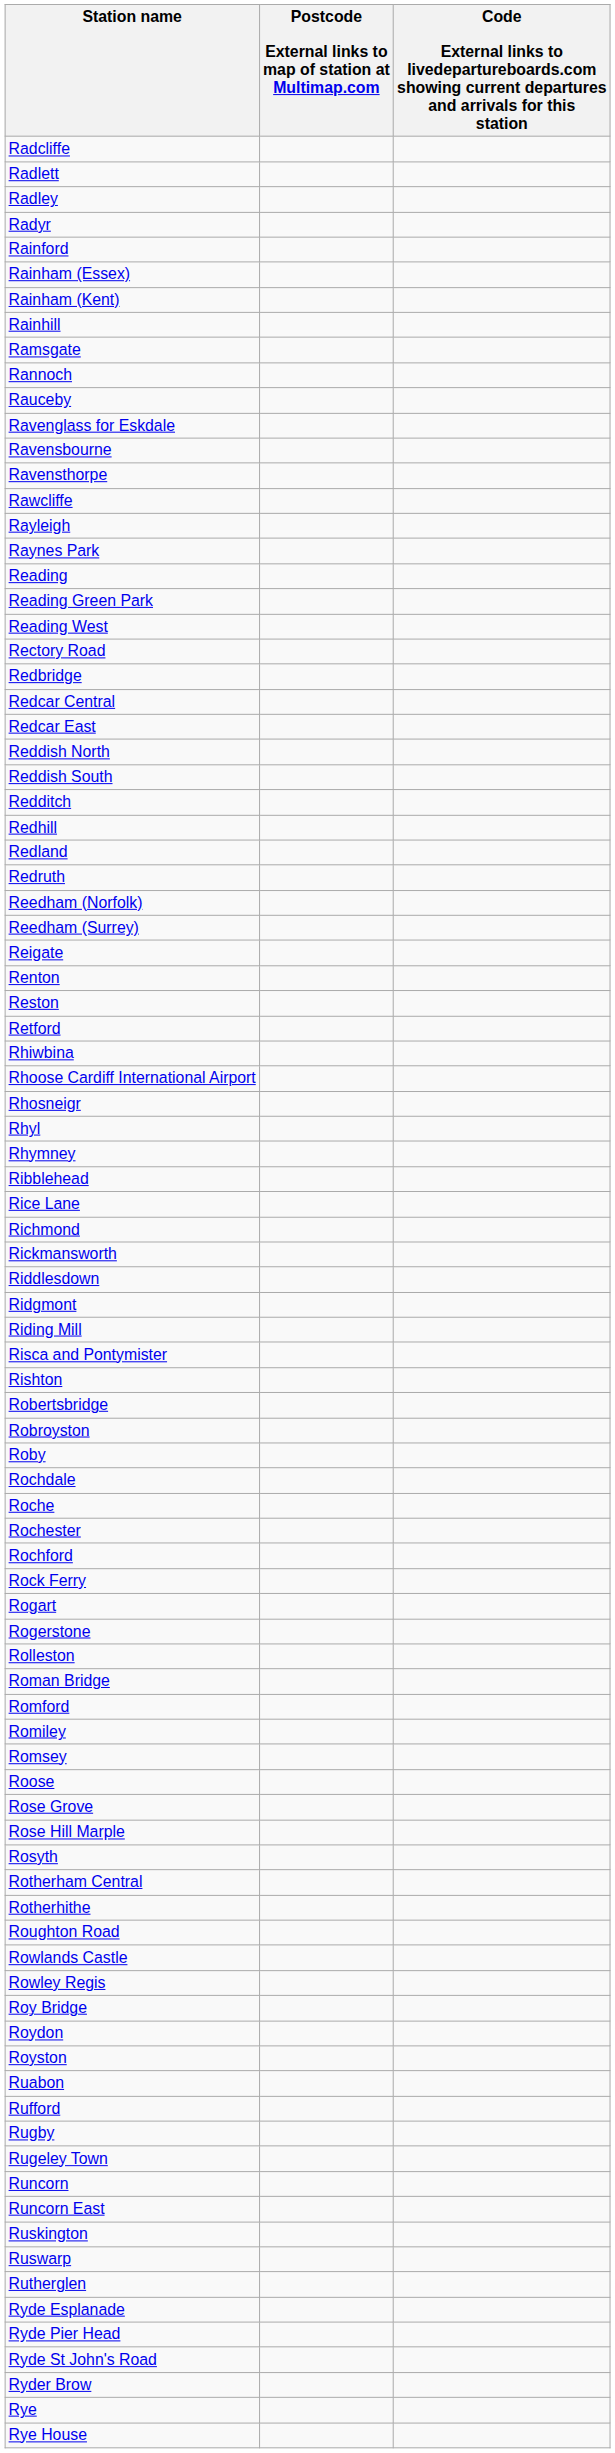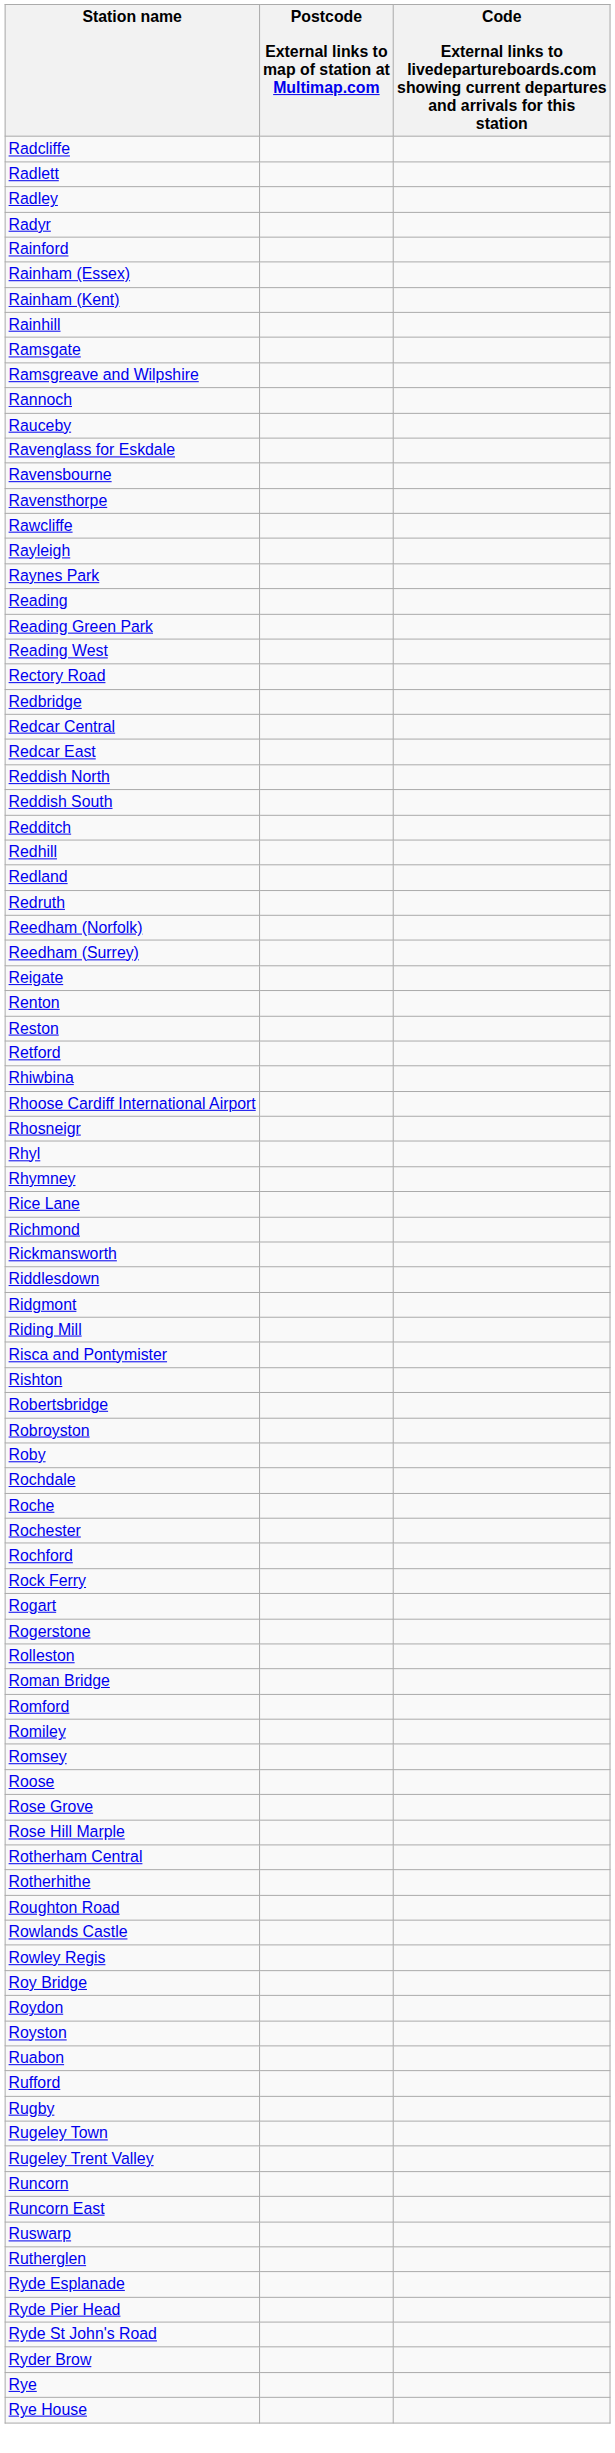+ row: (104, 375)
- row: (49, 1179)
- row: (33, 1857)
+ row: (81, 2158)
- row: (48, 2234)
